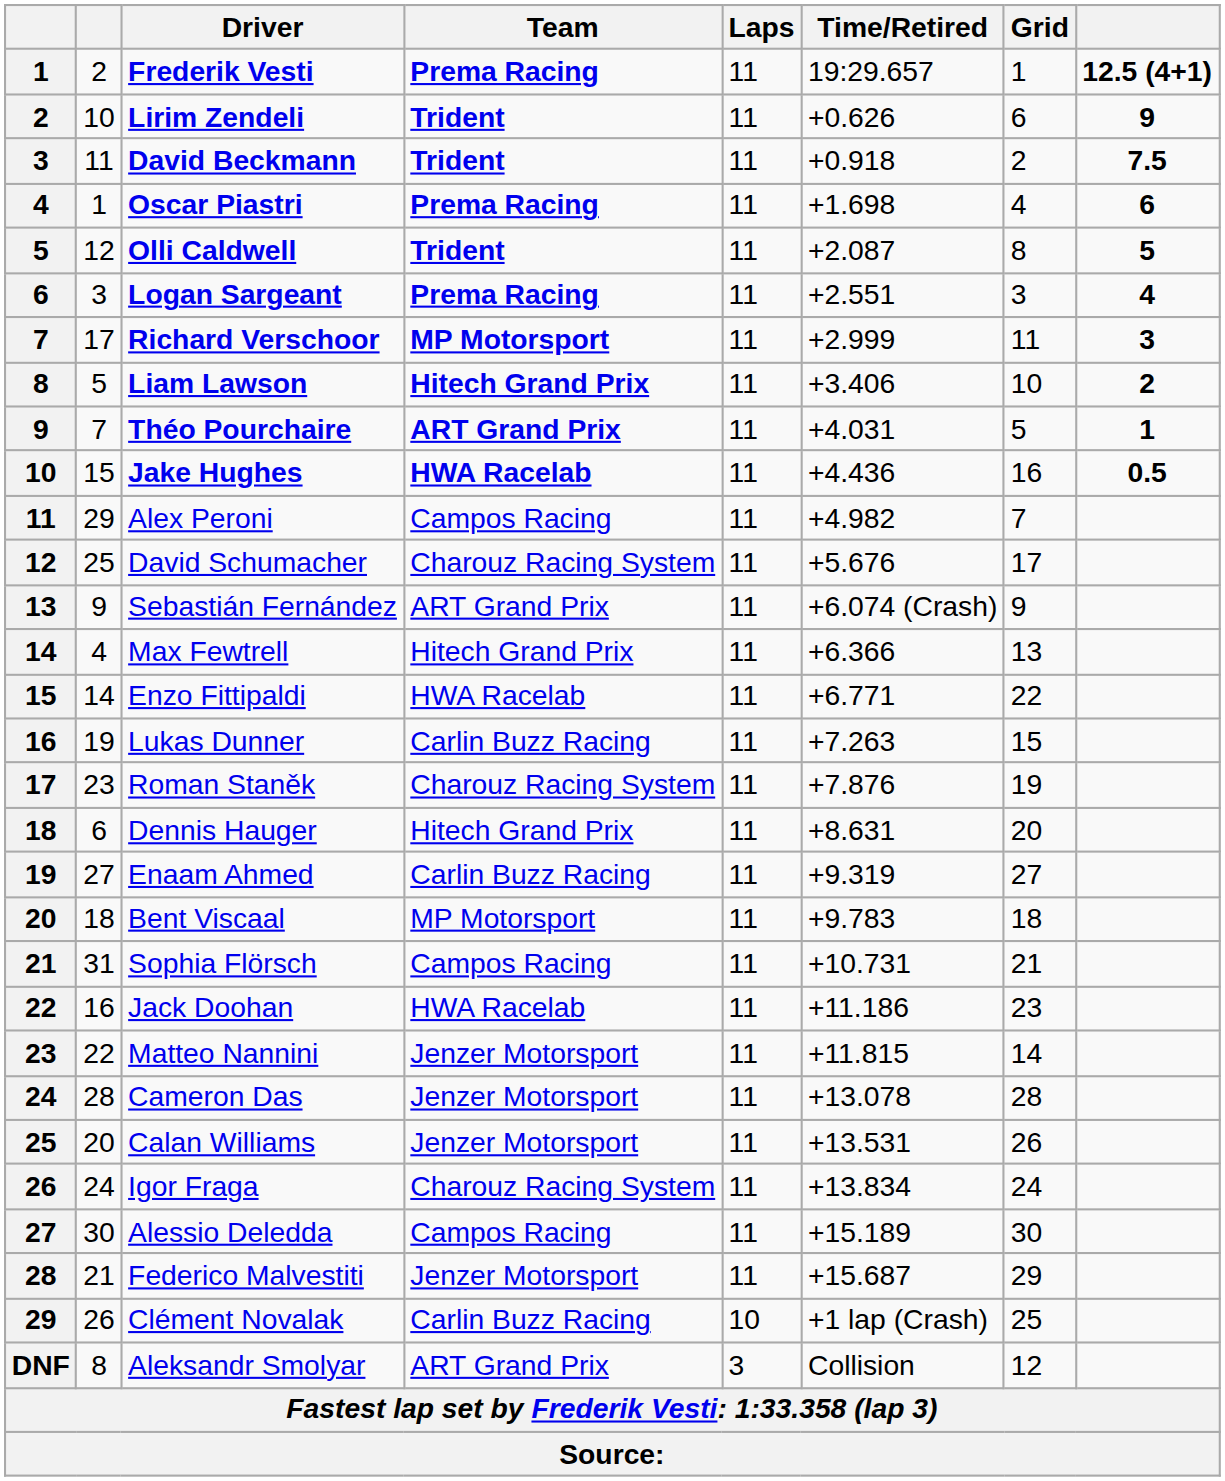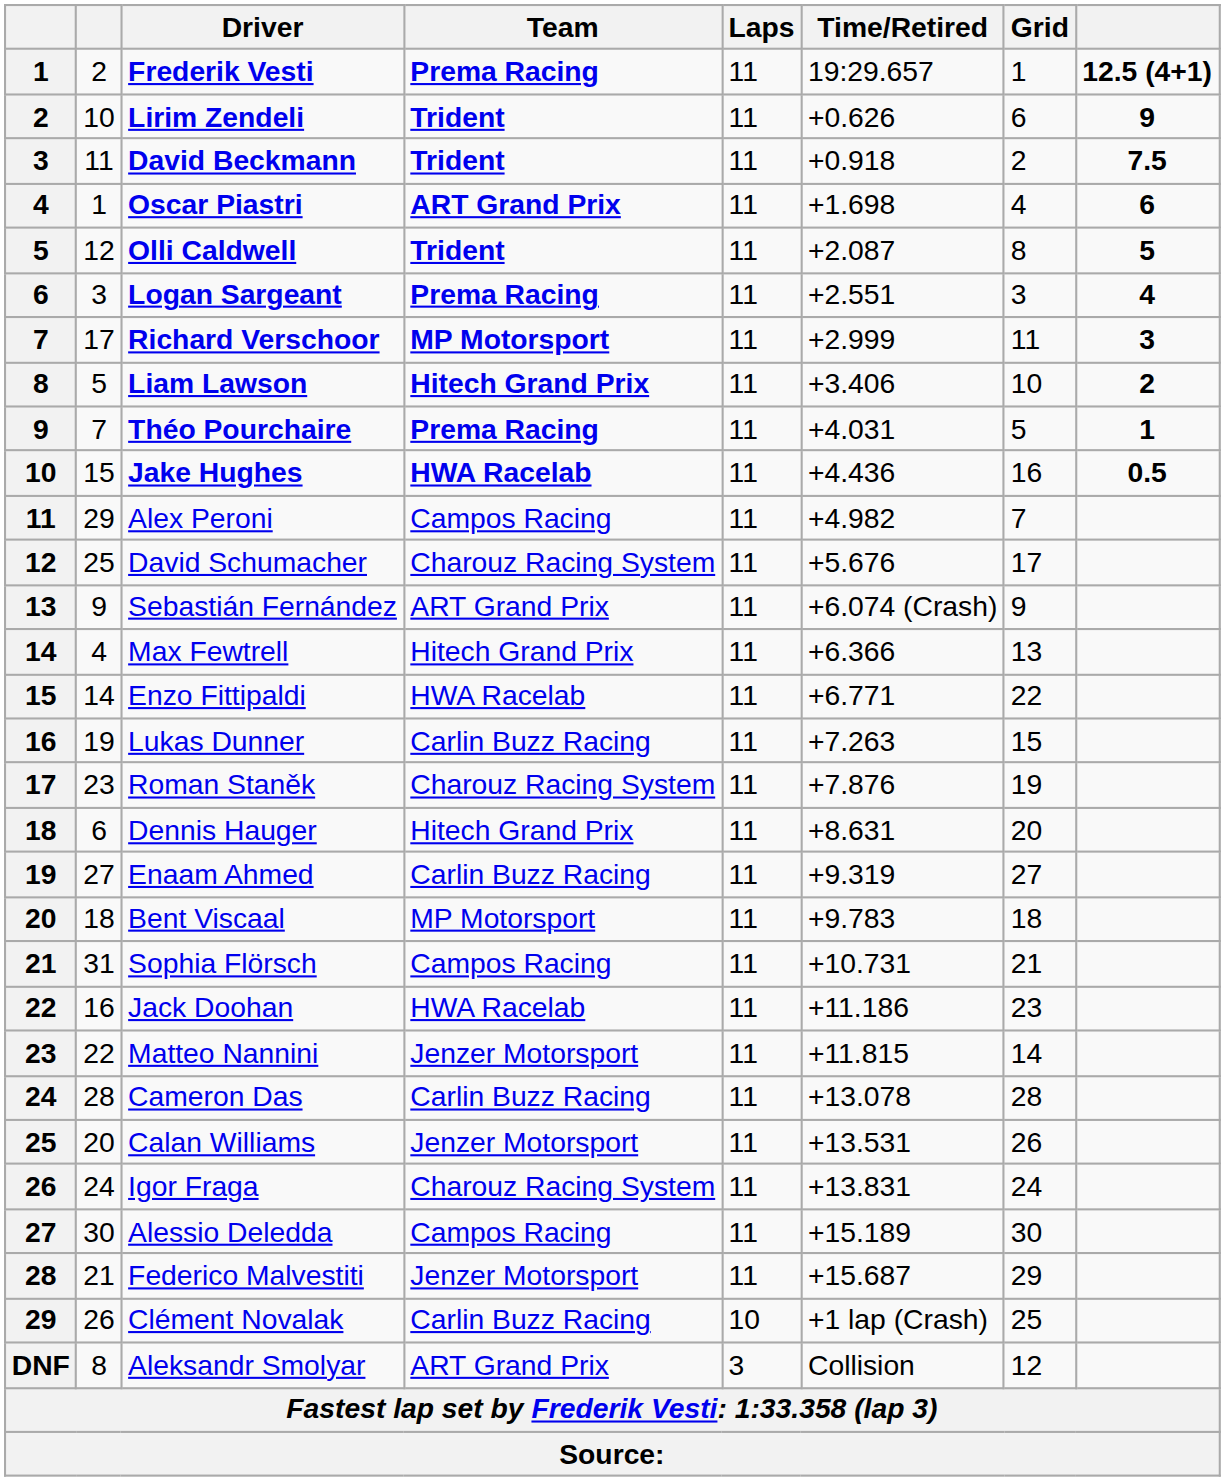(505, 205) Prema Racing -> (516, 205) ART Grand Prix
(516, 428) ART Grand Prix -> (505, 428) Prema Racing
(524, 1097) Jenzer Motorsport -> (531, 1097) Carlin Buzz Racing
(859, 1186) +13.834 -> (859, 1186) +13.831
